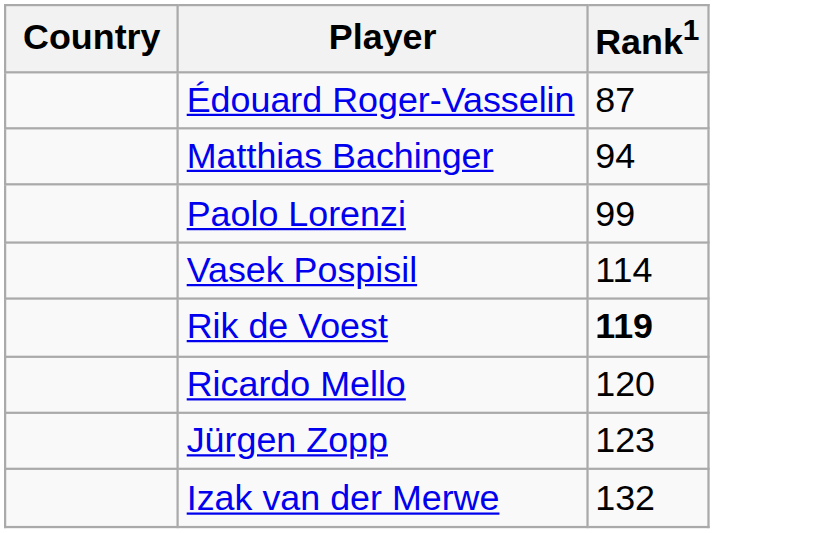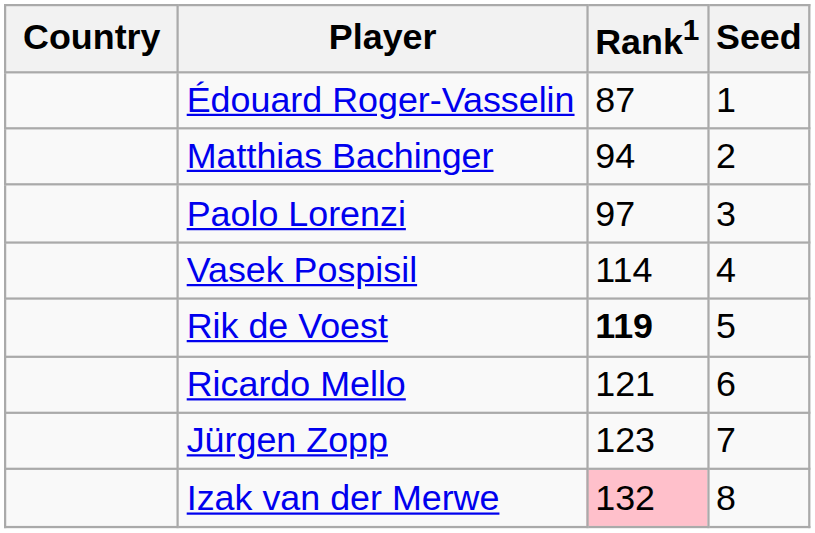+ column: (759, 37)
(615, 213) 99 -> (615, 213) 97
(625, 383) 120 -> (625, 383) 121
(625, 497) no background -> (625, 497) pink background
